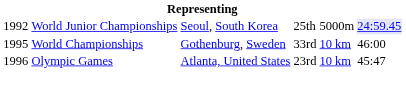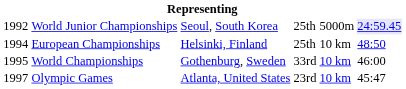+ row: (96, 43)
(16, 60) 1996 -> (16, 78) 1997
